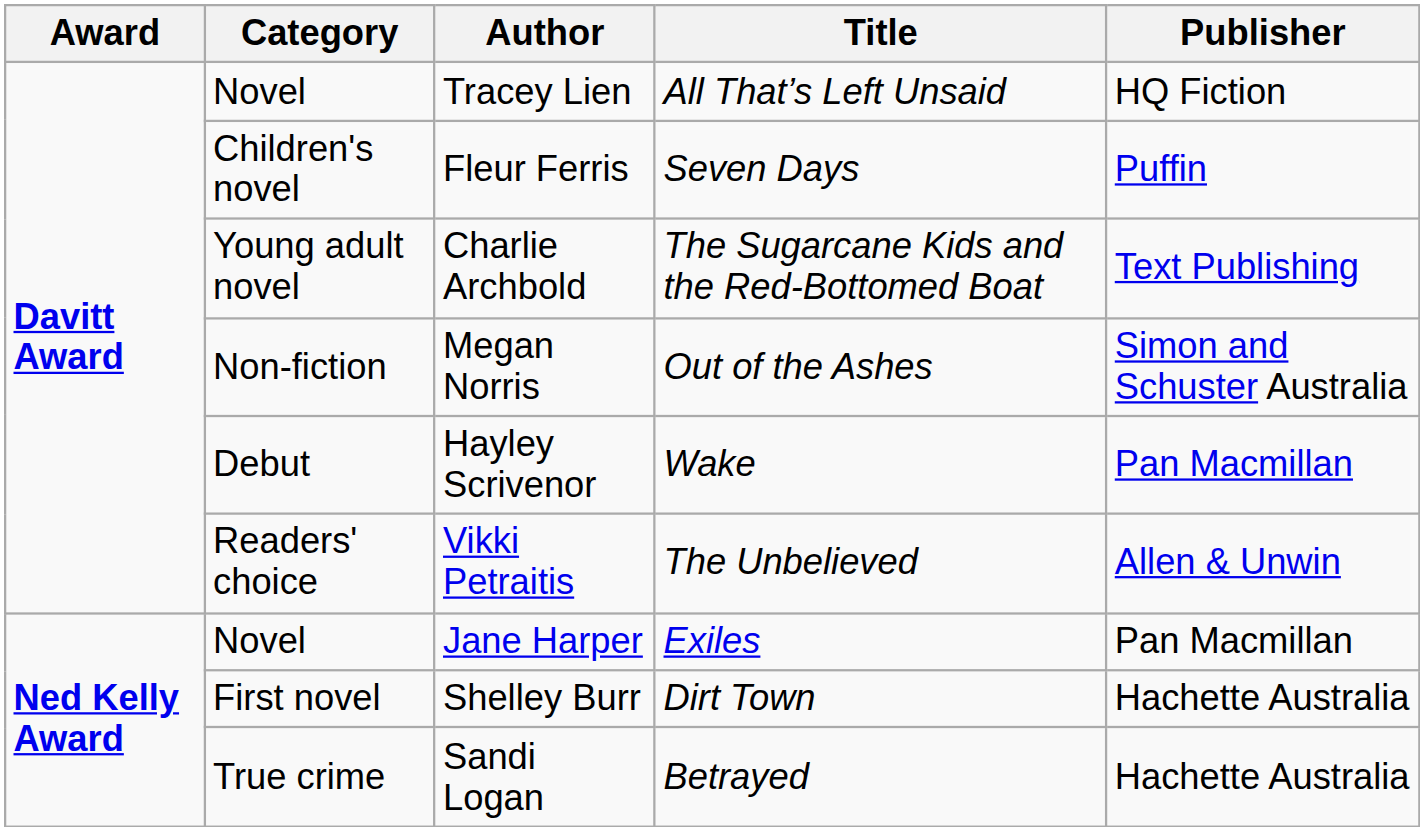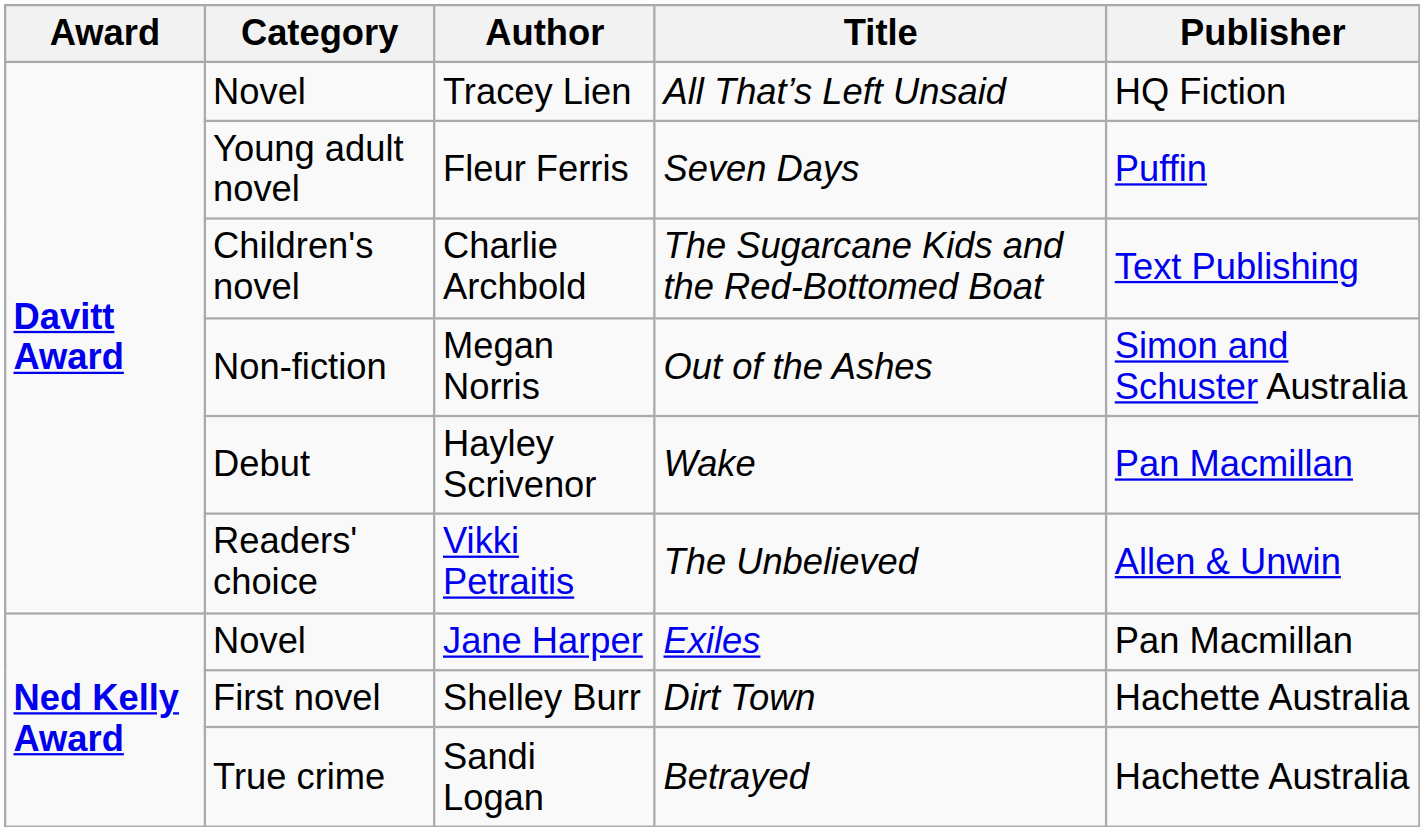(293, 168) Children's novel -> (308, 168) Young adult novel
(308, 267) Young adult novel -> (293, 267) Children's novel
